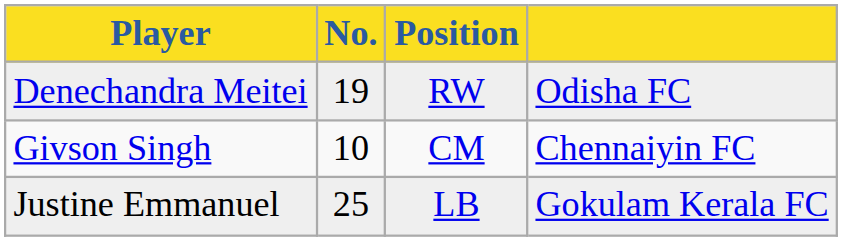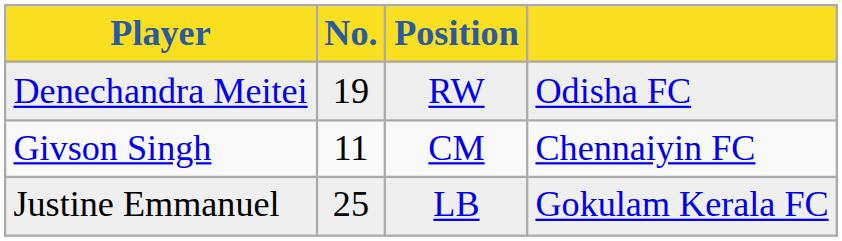(351, 147) 10 -> (351, 147) 11
